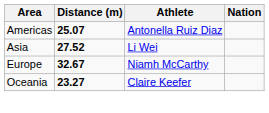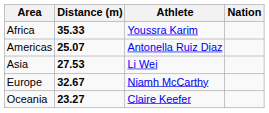+ row: (21, 30)
(71, 47) 27.52 -> (71, 64) 27.53
